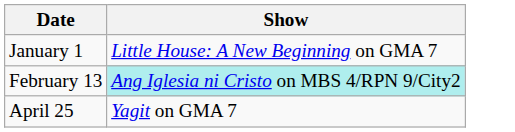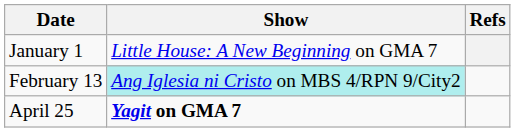+ column: (488, 19)
(174, 111) normal -> (176, 111) bold
